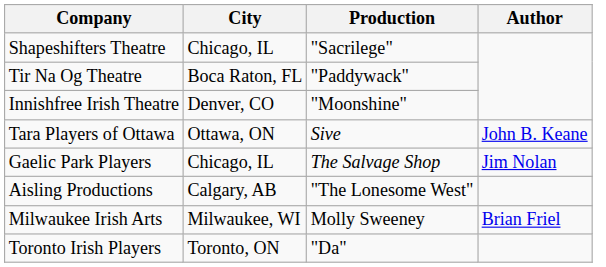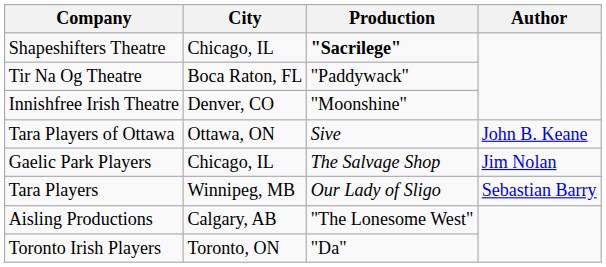(352, 47) normal -> (356, 47) bold
+ row: (54, 190)
- row: (86, 219)
